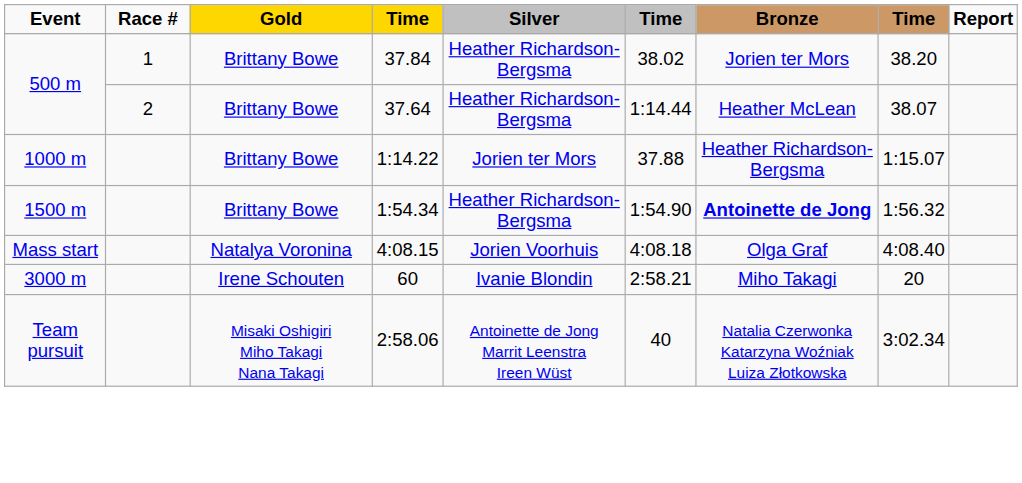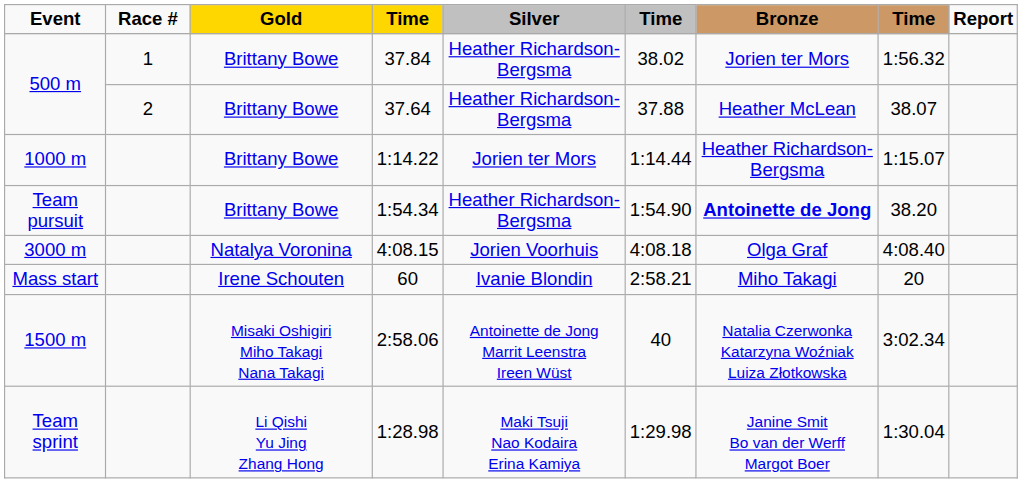(914, 59) 38.20 -> (914, 59) 1:56.32
(661, 109) 1:14.44 -> (661, 109) 37.88
(661, 159) 37.88 -> (661, 159) 1:14.44
(55, 210) 1500 m -> (55, 210) Team pursuit
(914, 210) 1:56.32 -> (914, 210) 38.20
(55, 249) Mass start -> (55, 249) 3000 m
(55, 279) 3000 m -> (55, 279) Mass start
(55, 340) Team pursuit -> (55, 340) 1500 m
+ row: (408, 432)
